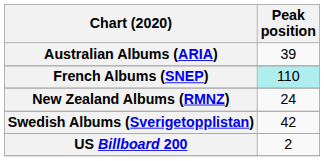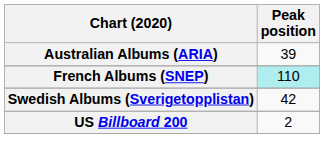- row: (131, 99)
